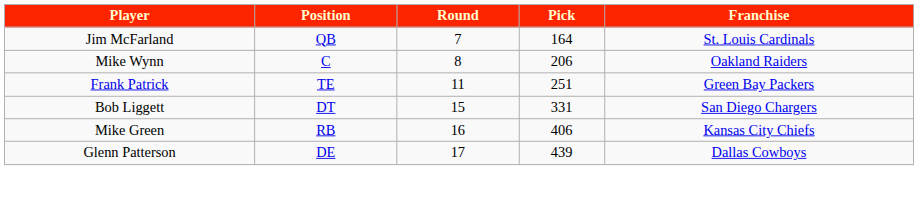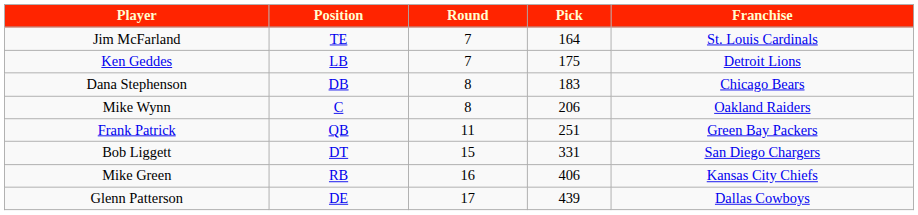(326, 38) QB -> (339, 38) TE
+ row: (137, 61)
+ row: (137, 84)
(326, 84) TE -> (339, 130) QB
